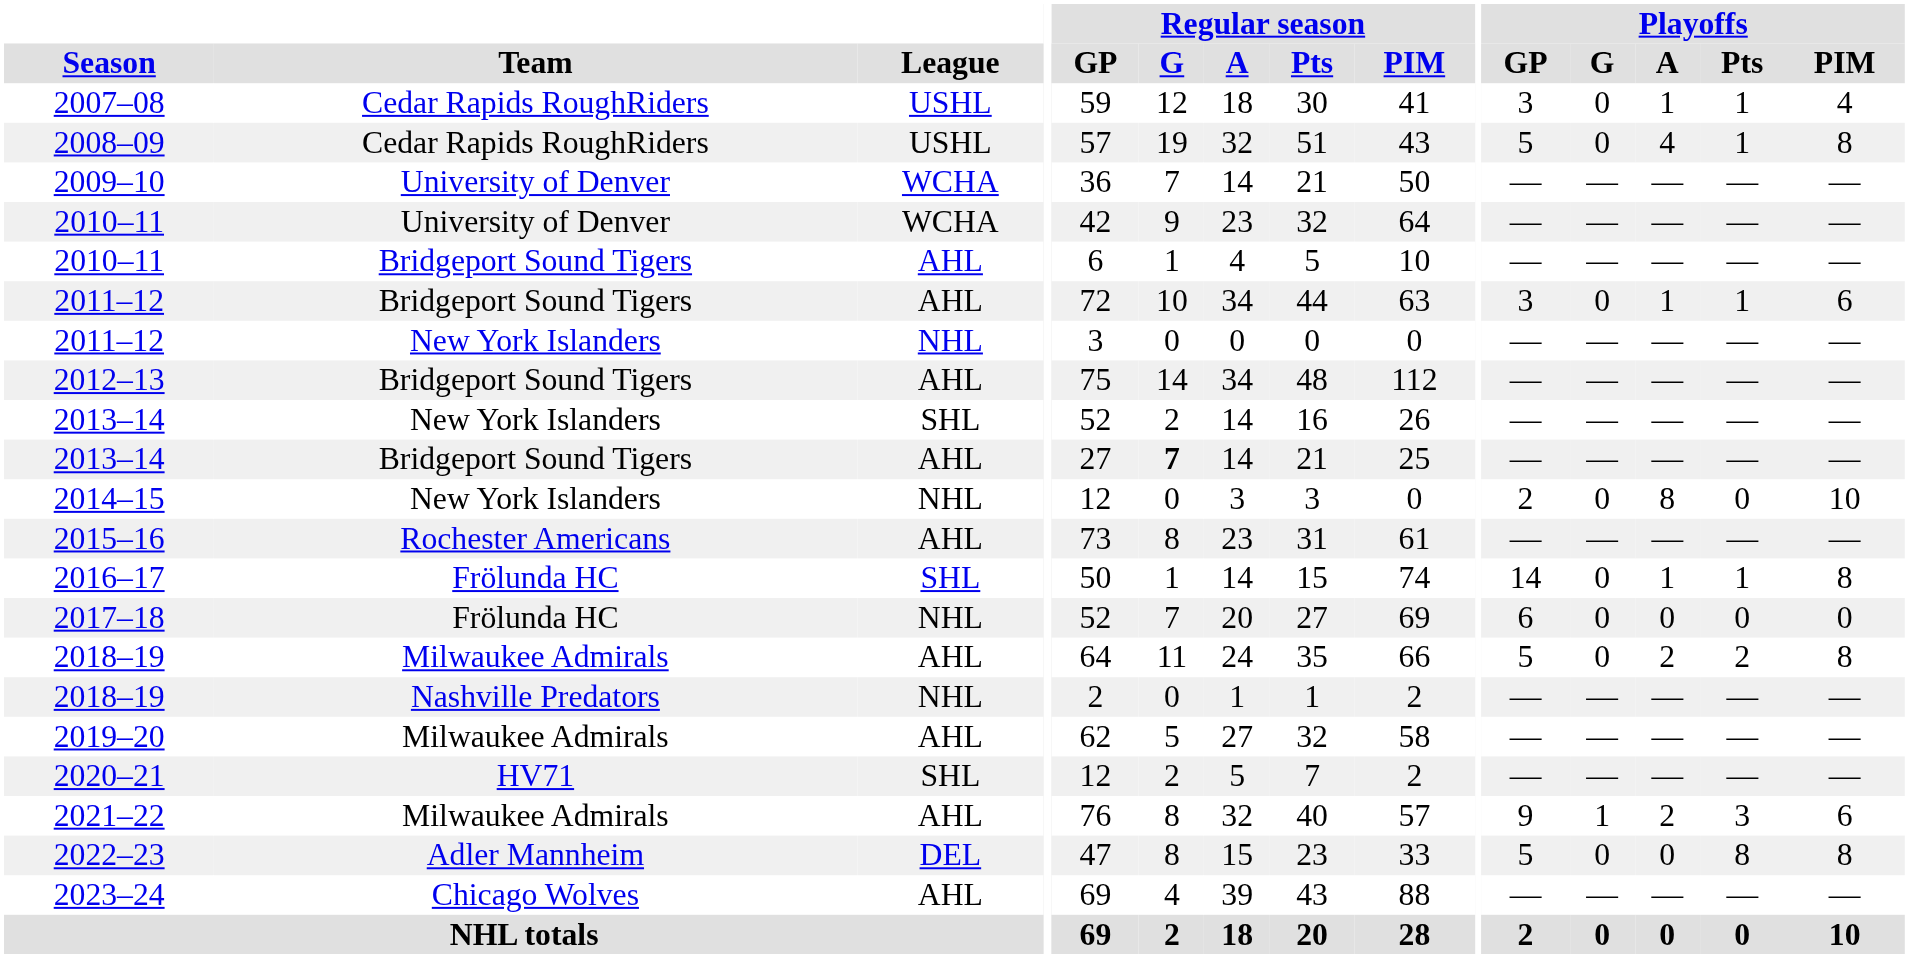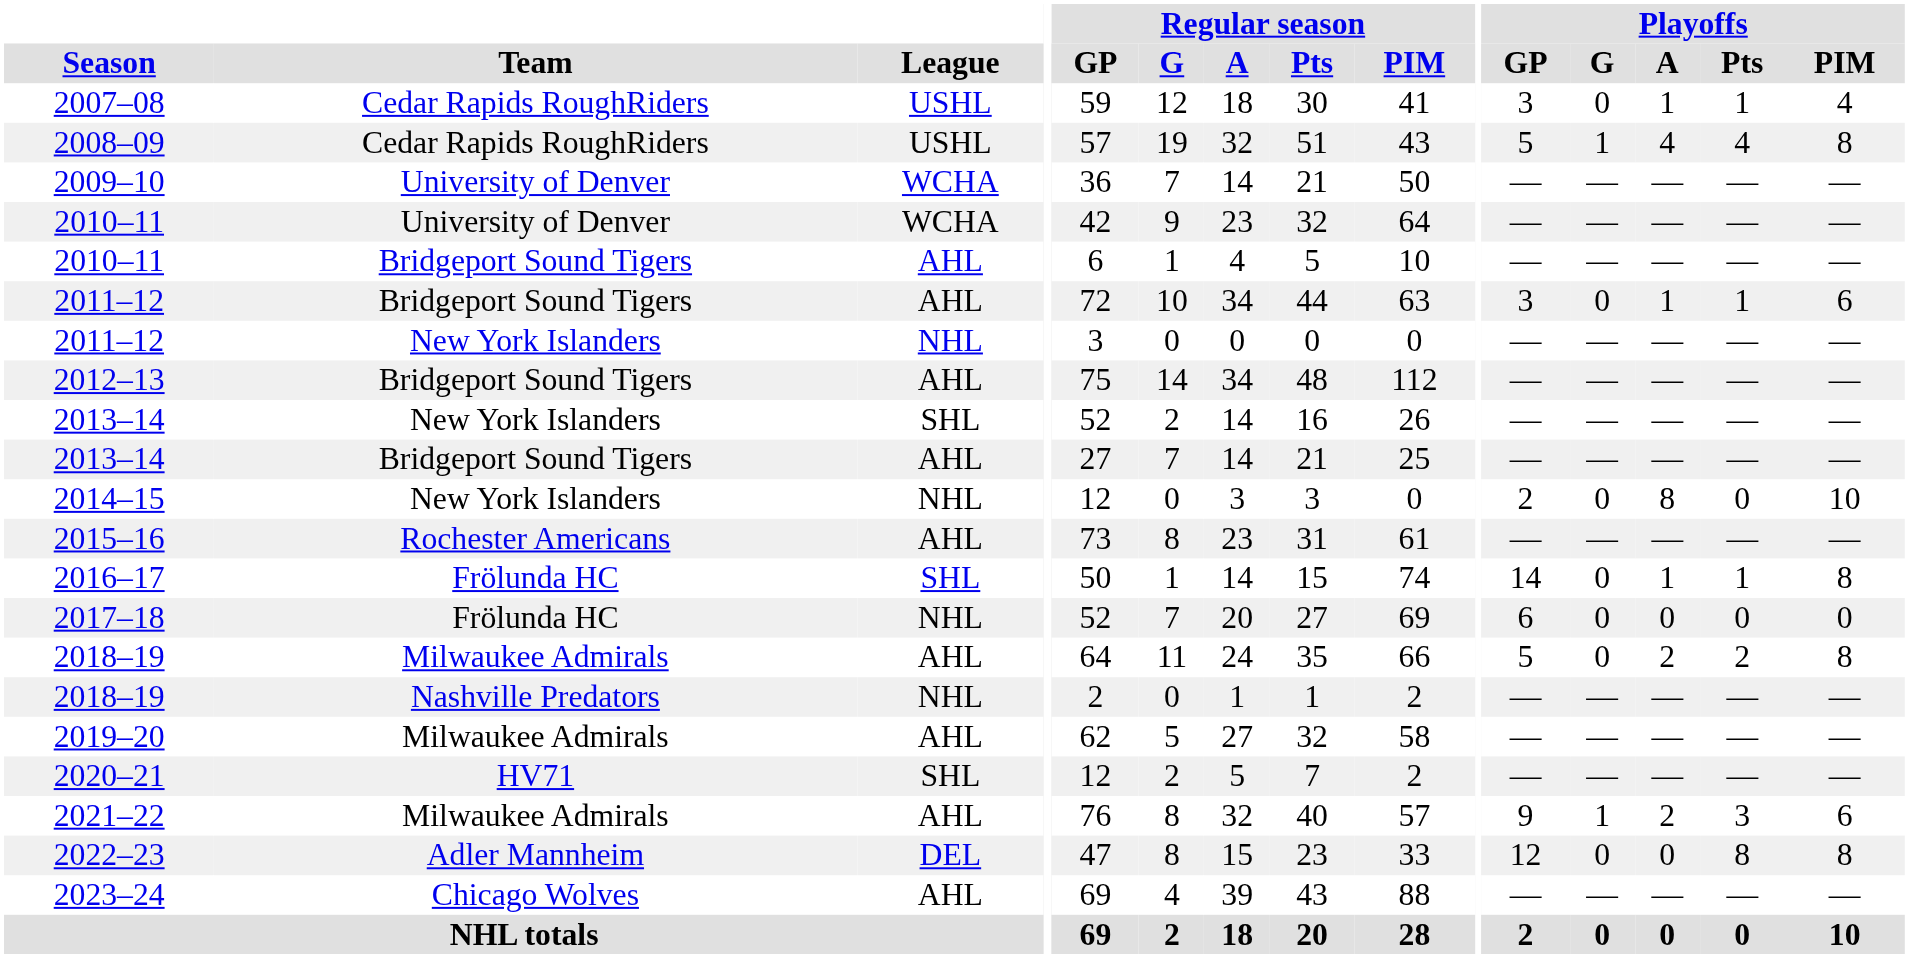(1602, 142) 0 -> (1602, 142) 1
(1742, 142) 1 -> (1742, 142) 4
(1172, 458) bold -> (1172, 458) normal
(1526, 854) 5 -> (1526, 854) 12
